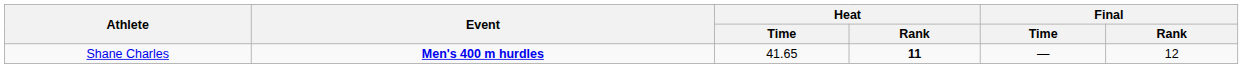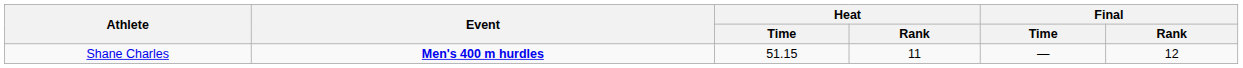(782, 54) 41.65 -> (782, 54) 51.15
(915, 54) bold -> (915, 54) normal
